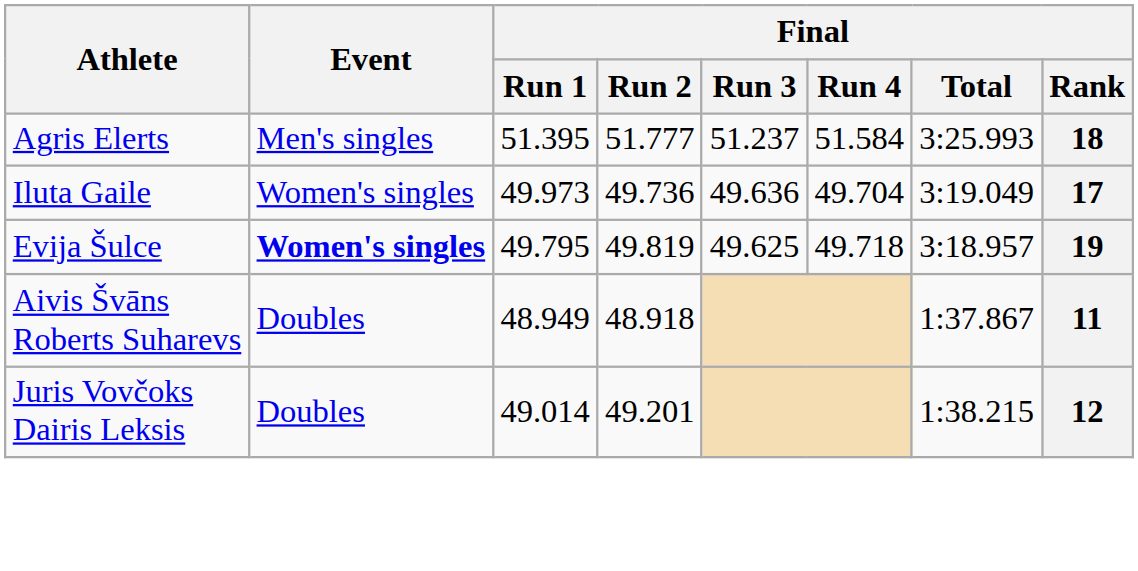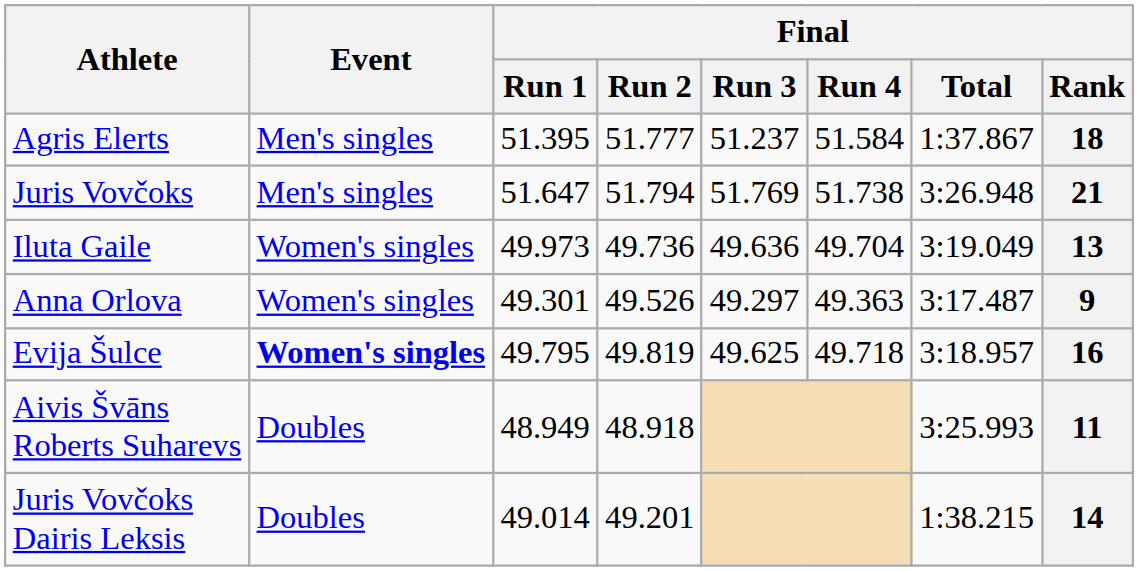(977, 139) 3:25.993 -> (977, 139) 1:37.867
+ row: (103, 192)
(1087, 192) 17 -> (1087, 246) 13
+ row: (97, 300)
(1087, 246) 19 -> (1087, 353) 16
(977, 319) 1:37.867 -> (977, 426) 3:25.993
(1087, 411) 12 -> (1087, 518) 14
